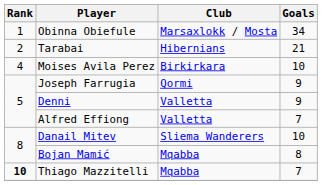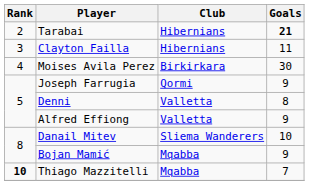- row: (87, 31)
(299, 48) normal -> (285, 31) bold
+ row: (84, 48)
(299, 66) 10 -> (285, 66) 30
(299, 101) 9 -> (286, 101) 8
(299, 119) 7 -> (286, 119) 9
(299, 154) 8 -> (286, 154) 9
